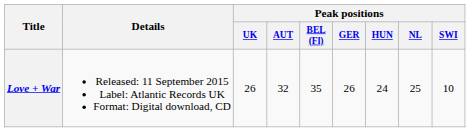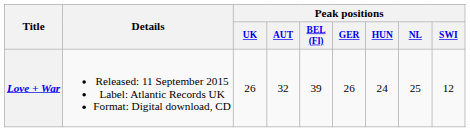(316, 88) 35 -> (316, 88) 39
(448, 88) 10 -> (448, 88) 12
